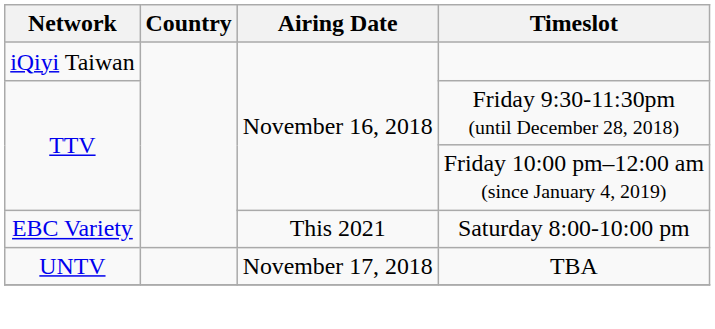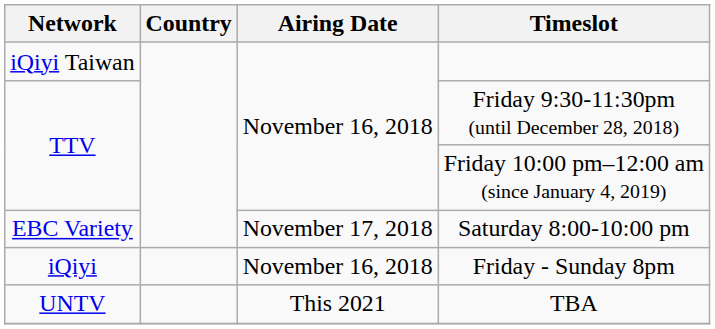(338, 228) This 2021 -> (338, 228) November 17, 2018
+ row: (72, 266)
(338, 266) November 17, 2018 -> (338, 303) This 2021
